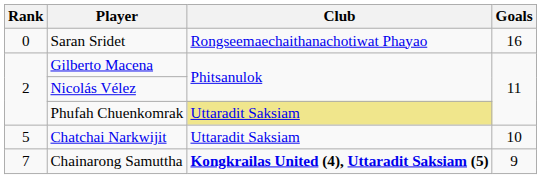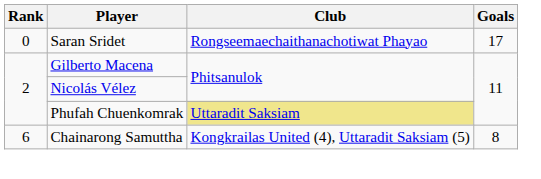(514, 40) 16 -> (496, 40) 17
- row: (109, 137)
(26, 161) 7 -> (26, 137) 6
(340, 161) bold -> (330, 137) normal
(514, 161) 9 -> (496, 137) 8
